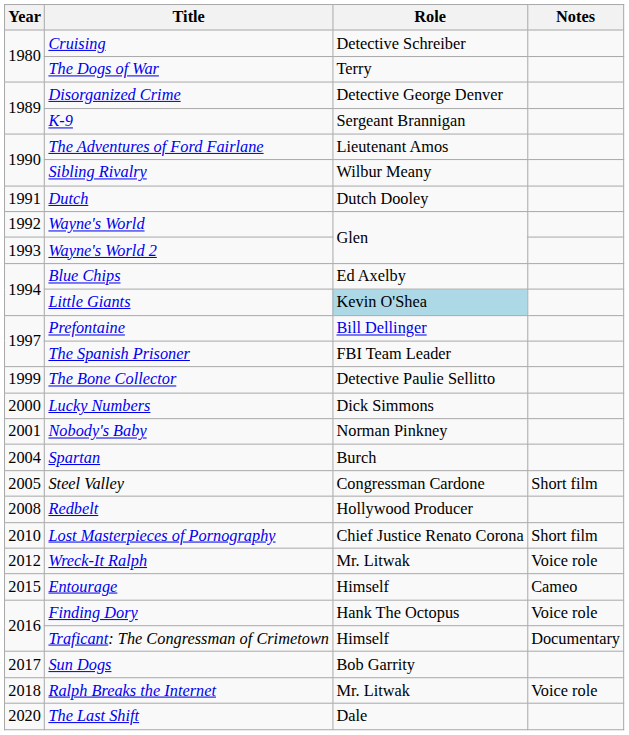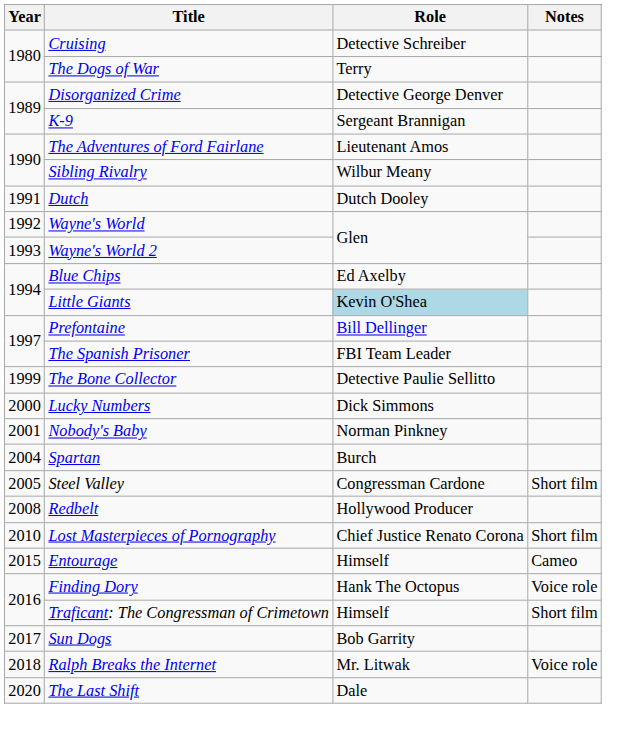- row: (98, 560)
(576, 638) Documentary -> (564, 612) Short film
